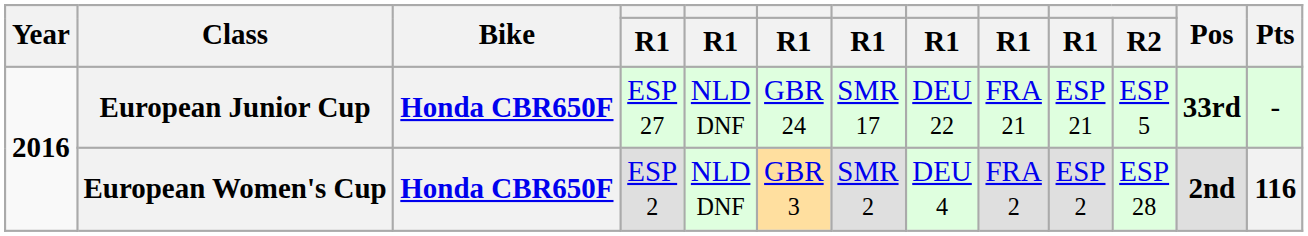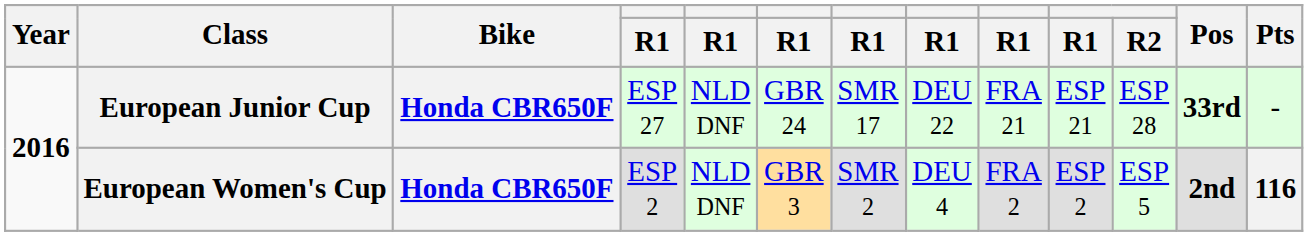(1144, 105) ESP 5 -> (1144, 105) ESP 28
(1144, 187) ESP 28 -> (1144, 187) ESP 5
